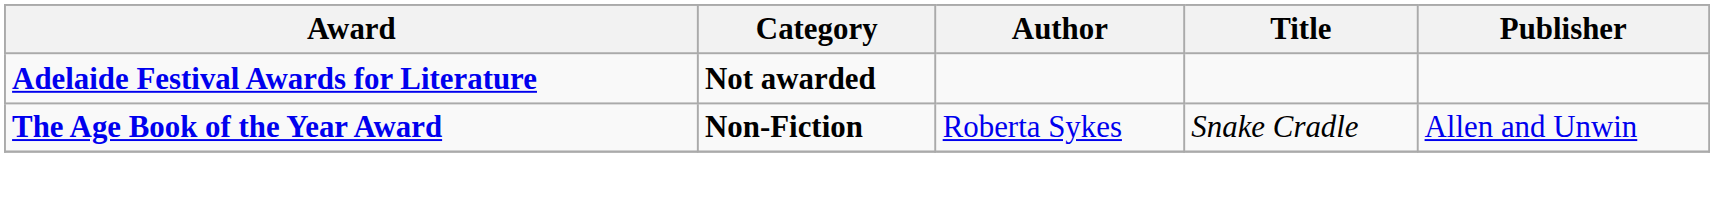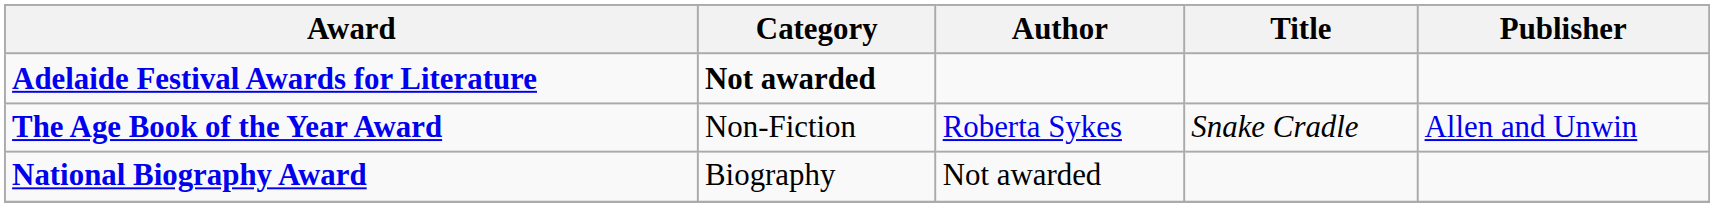(784, 126) bold -> (780, 126) normal
+ row: (189, 175)
